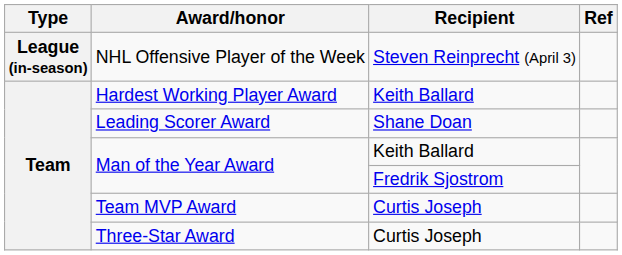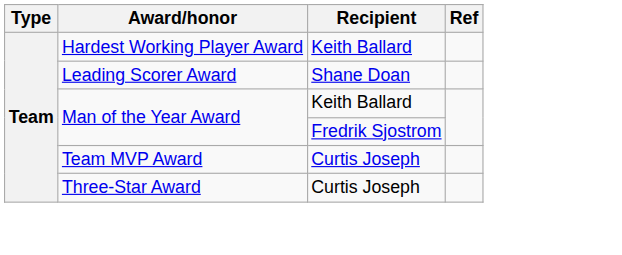- row: (230, 56)
